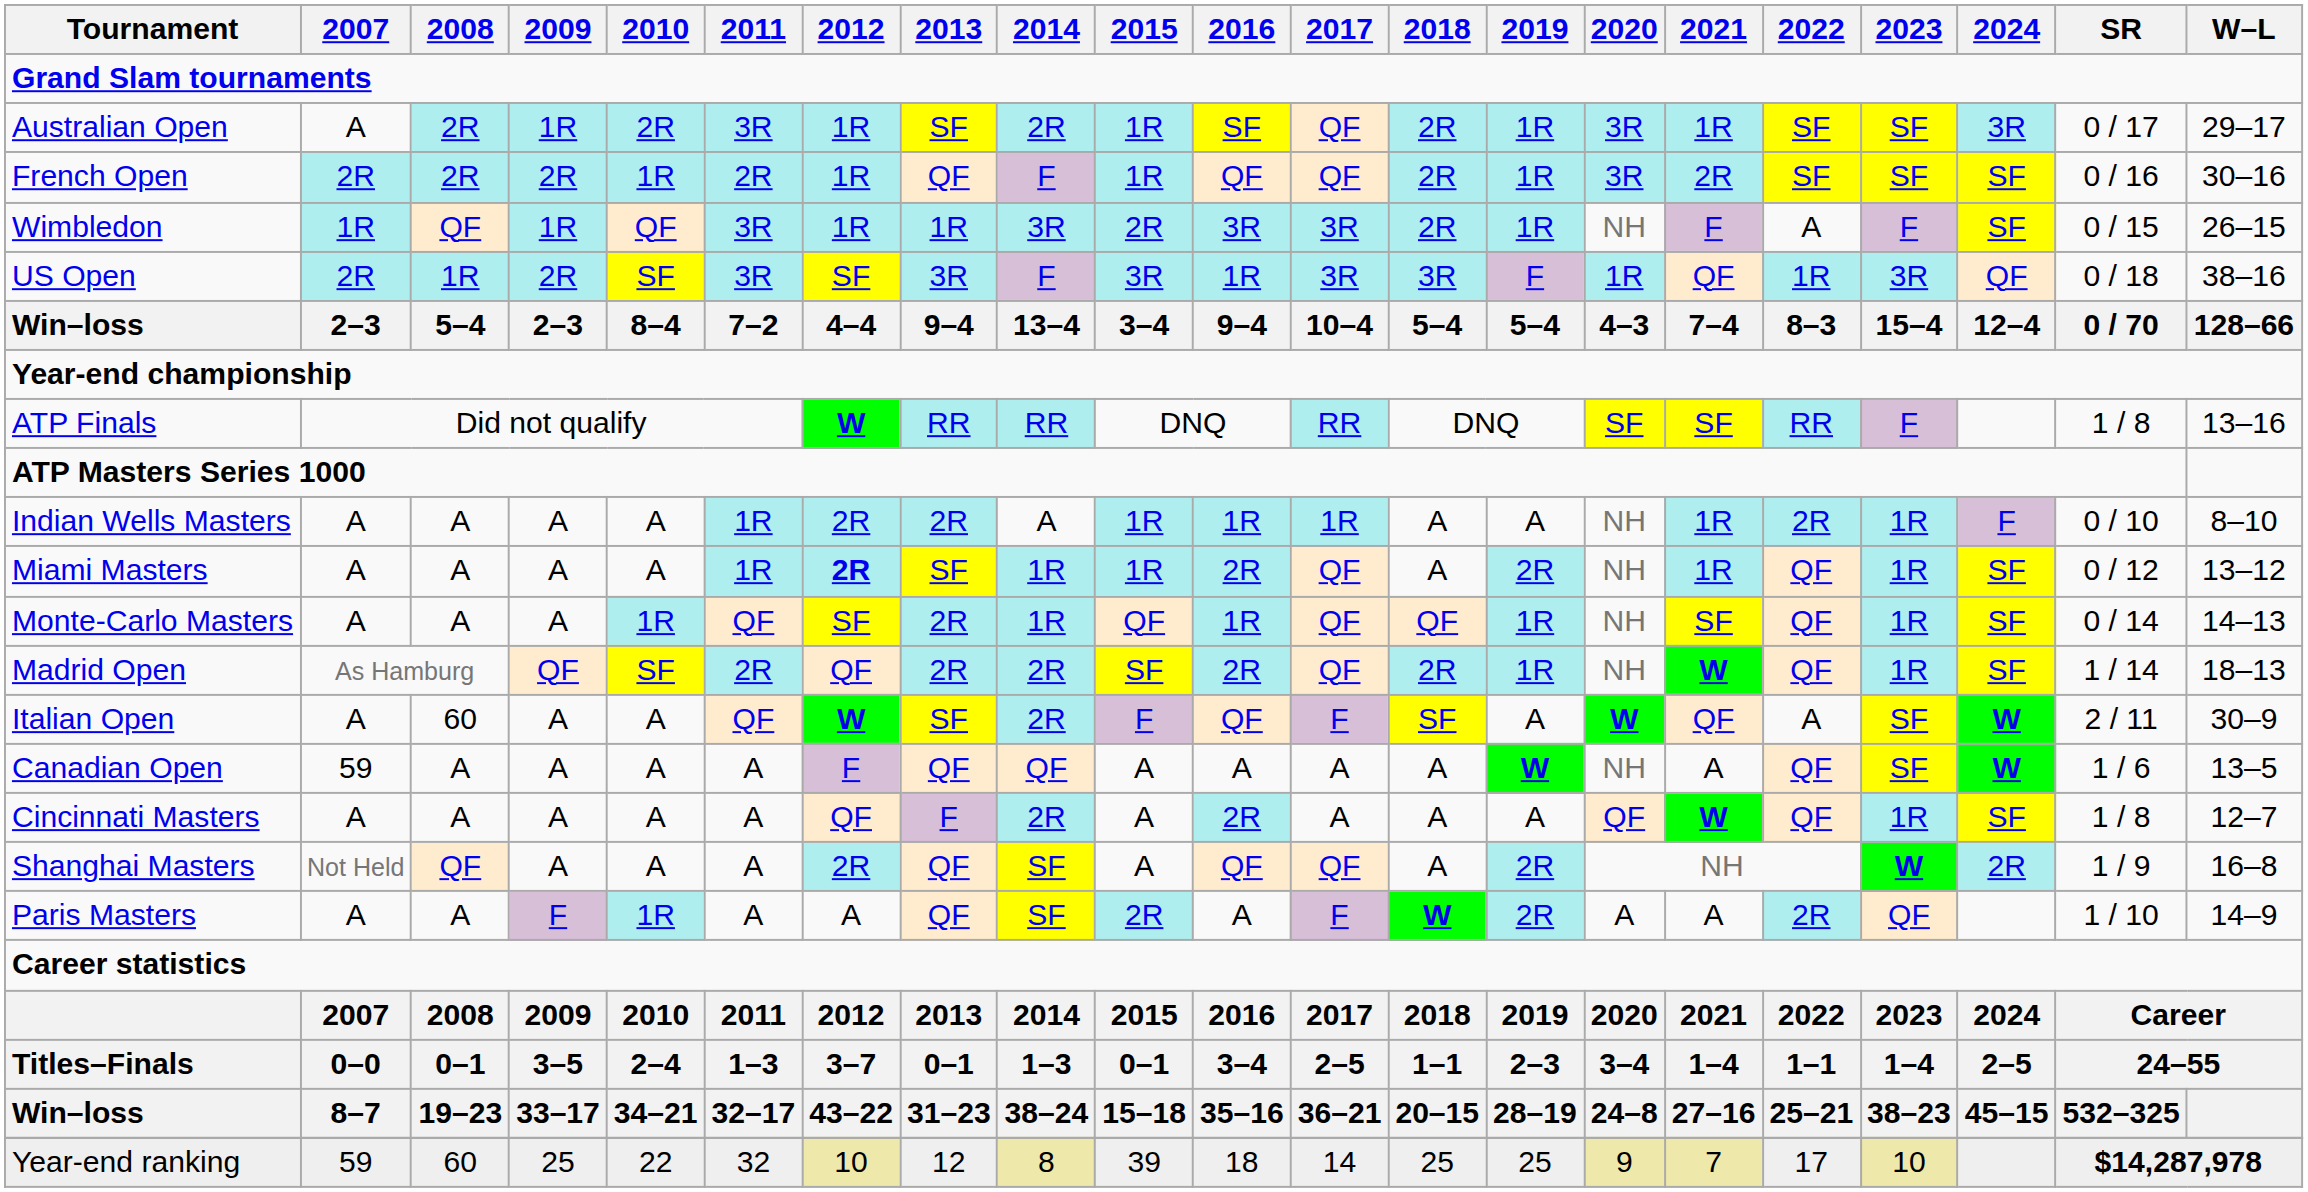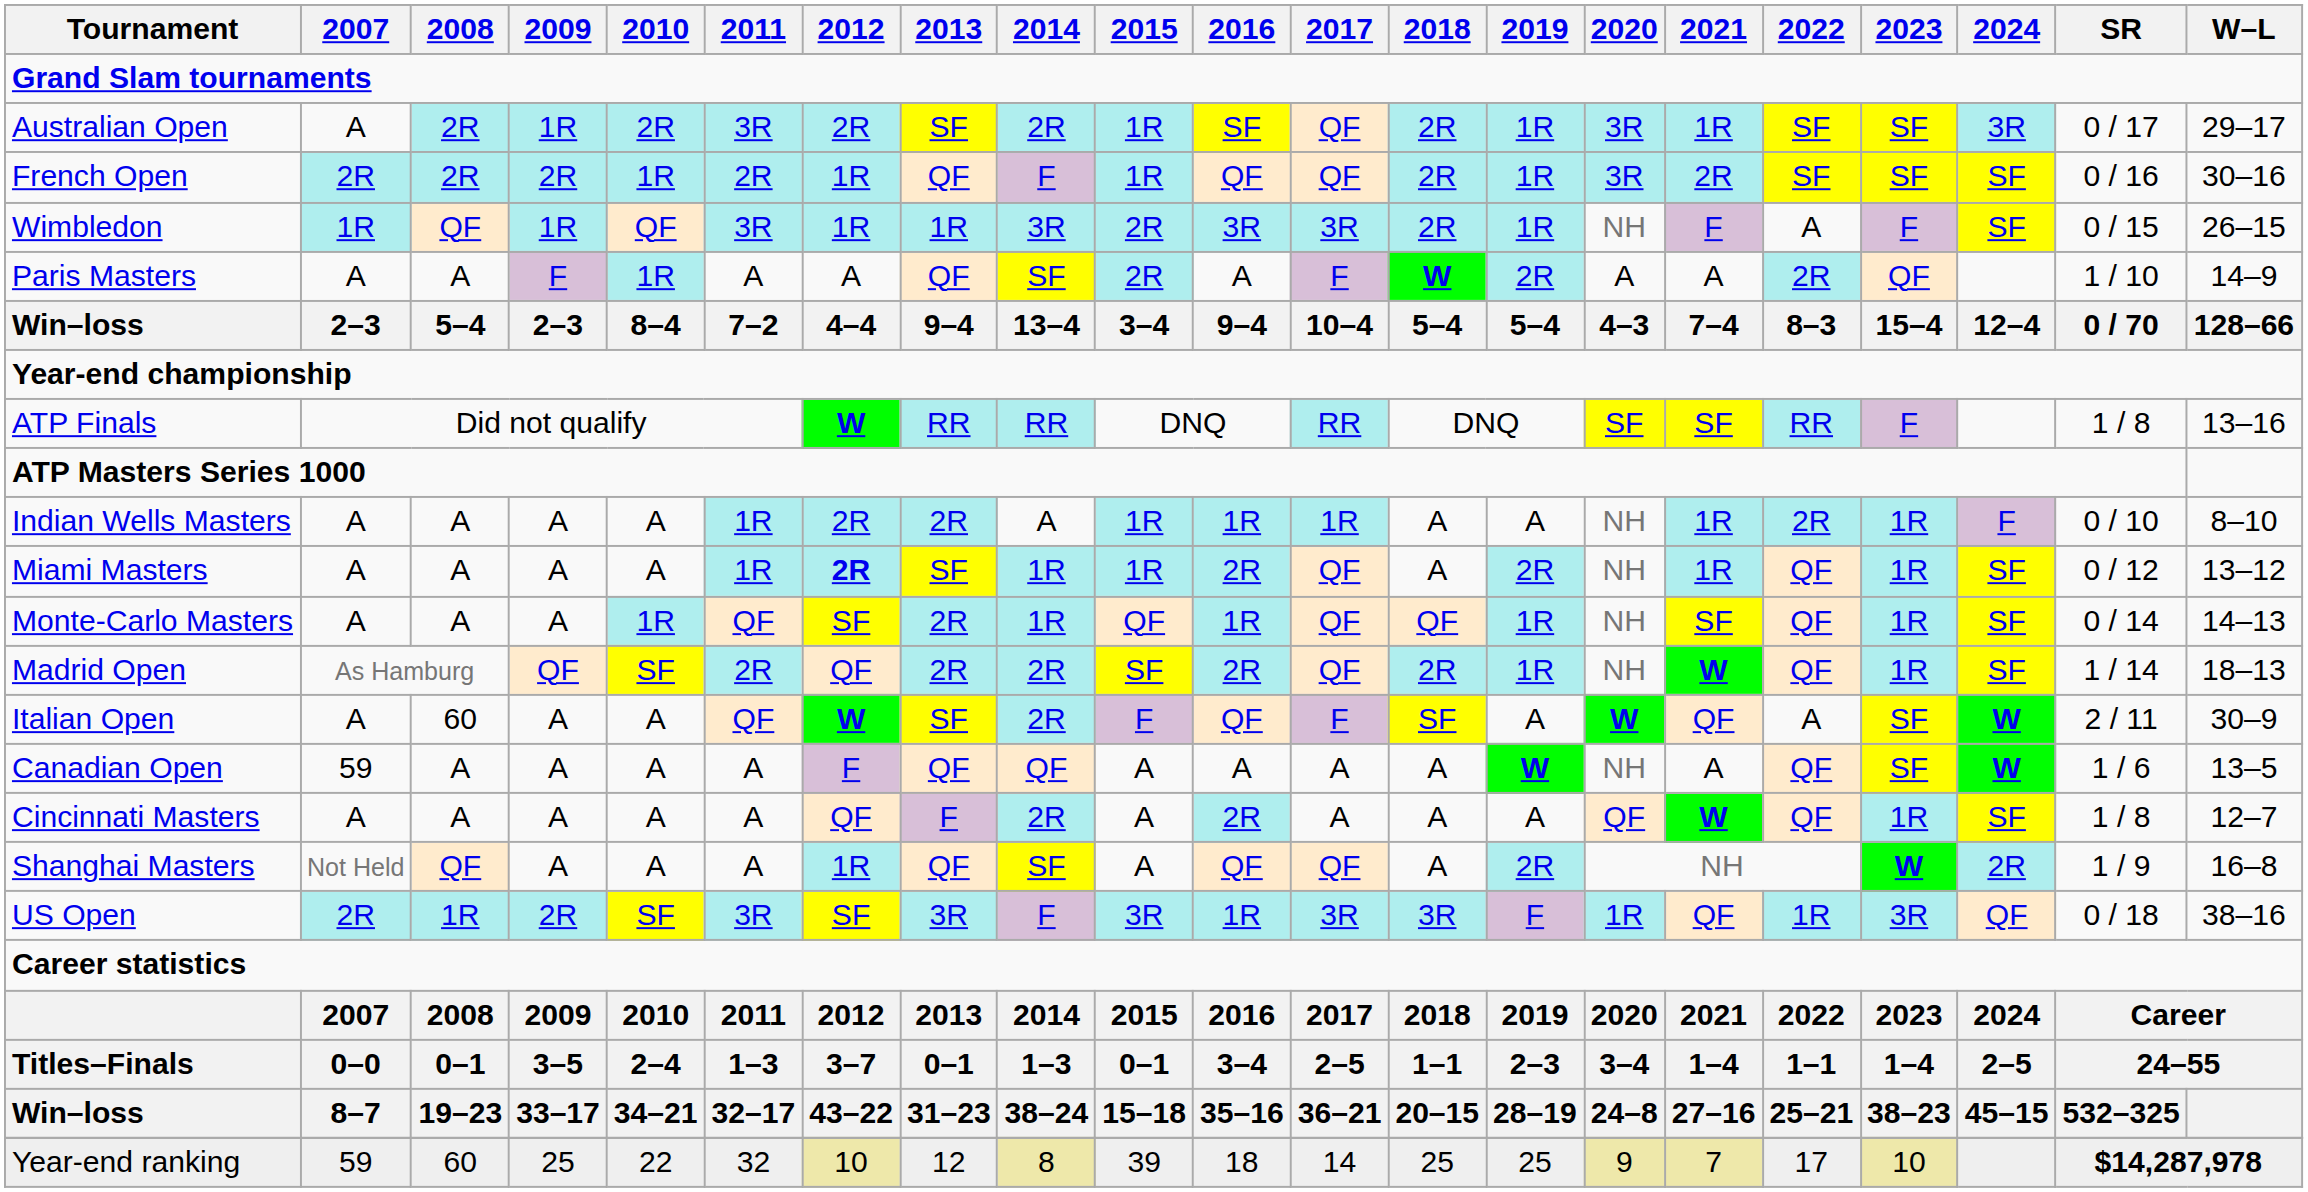(851, 127) 1R -> (851, 127) 2R
rows swapped: (74, 275) <-> (104, 915)
(851, 866) 2R -> (851, 866) 1R
